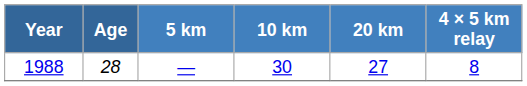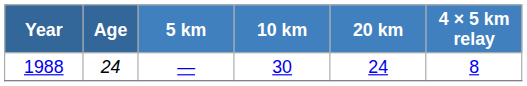(111, 67) 28 -> (111, 67) 24
(378, 67) 27 -> (378, 67) 24
